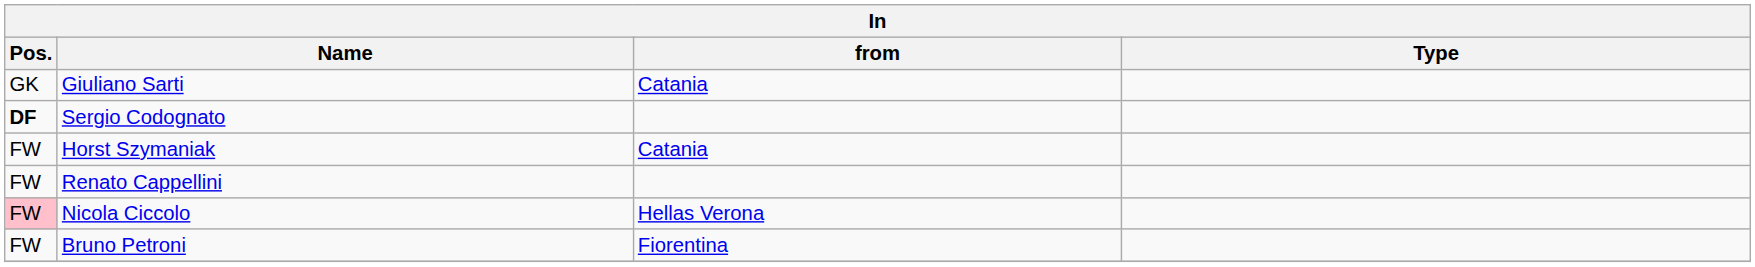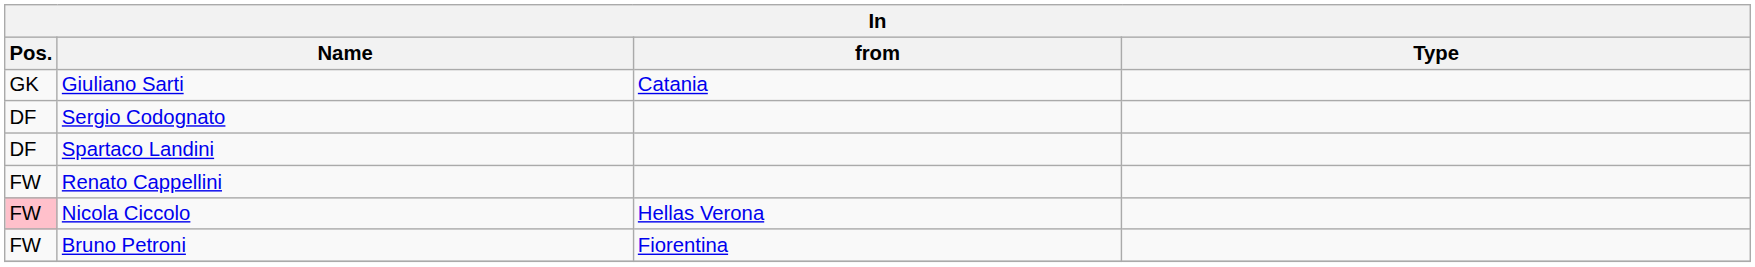(23, 117) bold -> (23, 117) normal
+ row: (138, 149)
- row: (139, 149)
